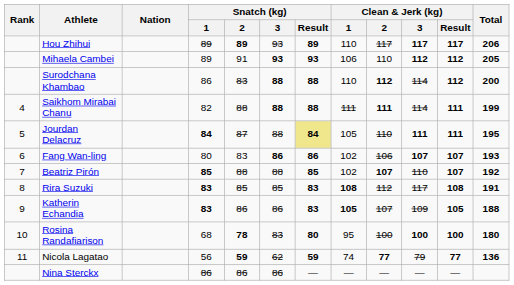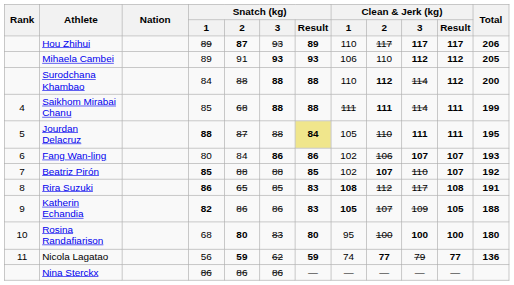(242, 43) 89 -> (242, 43) 87
(206, 80) 86 -> (206, 80) 84
(242, 80) 83 -> (242, 80) 88
(206, 107) 82 -> (206, 107) 85
(242, 107) 88 -> (242, 107) 68
(206, 134) 84 -> (206, 134) 88
(242, 155) 83 -> (242, 155) 84
(206, 187) 83 -> (206, 187) 86
(242, 187) 85 -> (242, 187) 65
(206, 208) 83 -> (206, 208) 82
(242, 235) 78 -> (242, 235) 80
